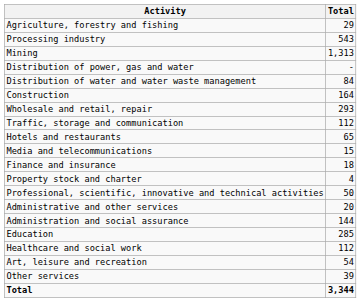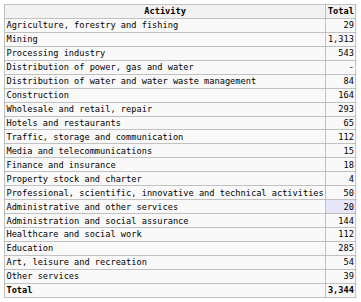rows swapped: (22, 54) <-> (56, 40)
rows swapped: (95, 123) <-> (64, 137)
(349, 207) no background -> (349, 207) lavender background
rows swapped: (30, 235) <-> (74, 249)
